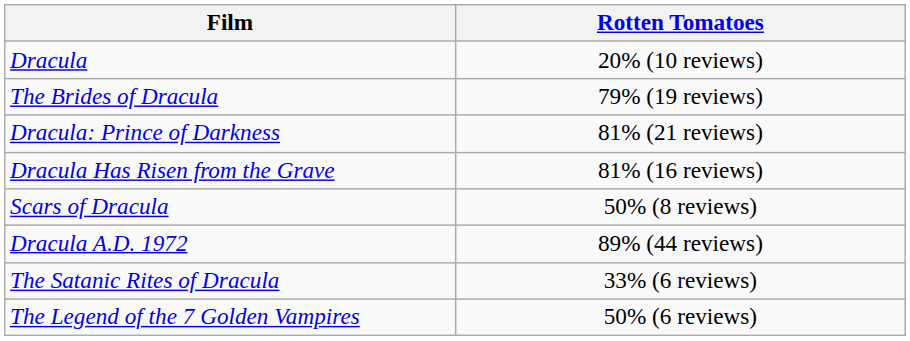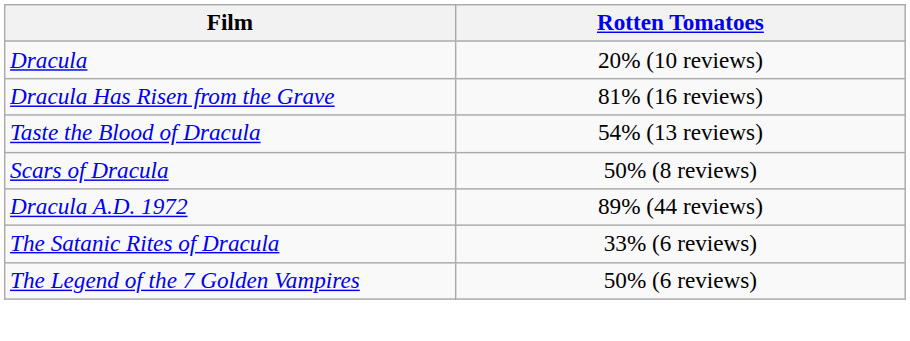- row: (114, 96)
- row: (145, 133)
+ row: (135, 133)
